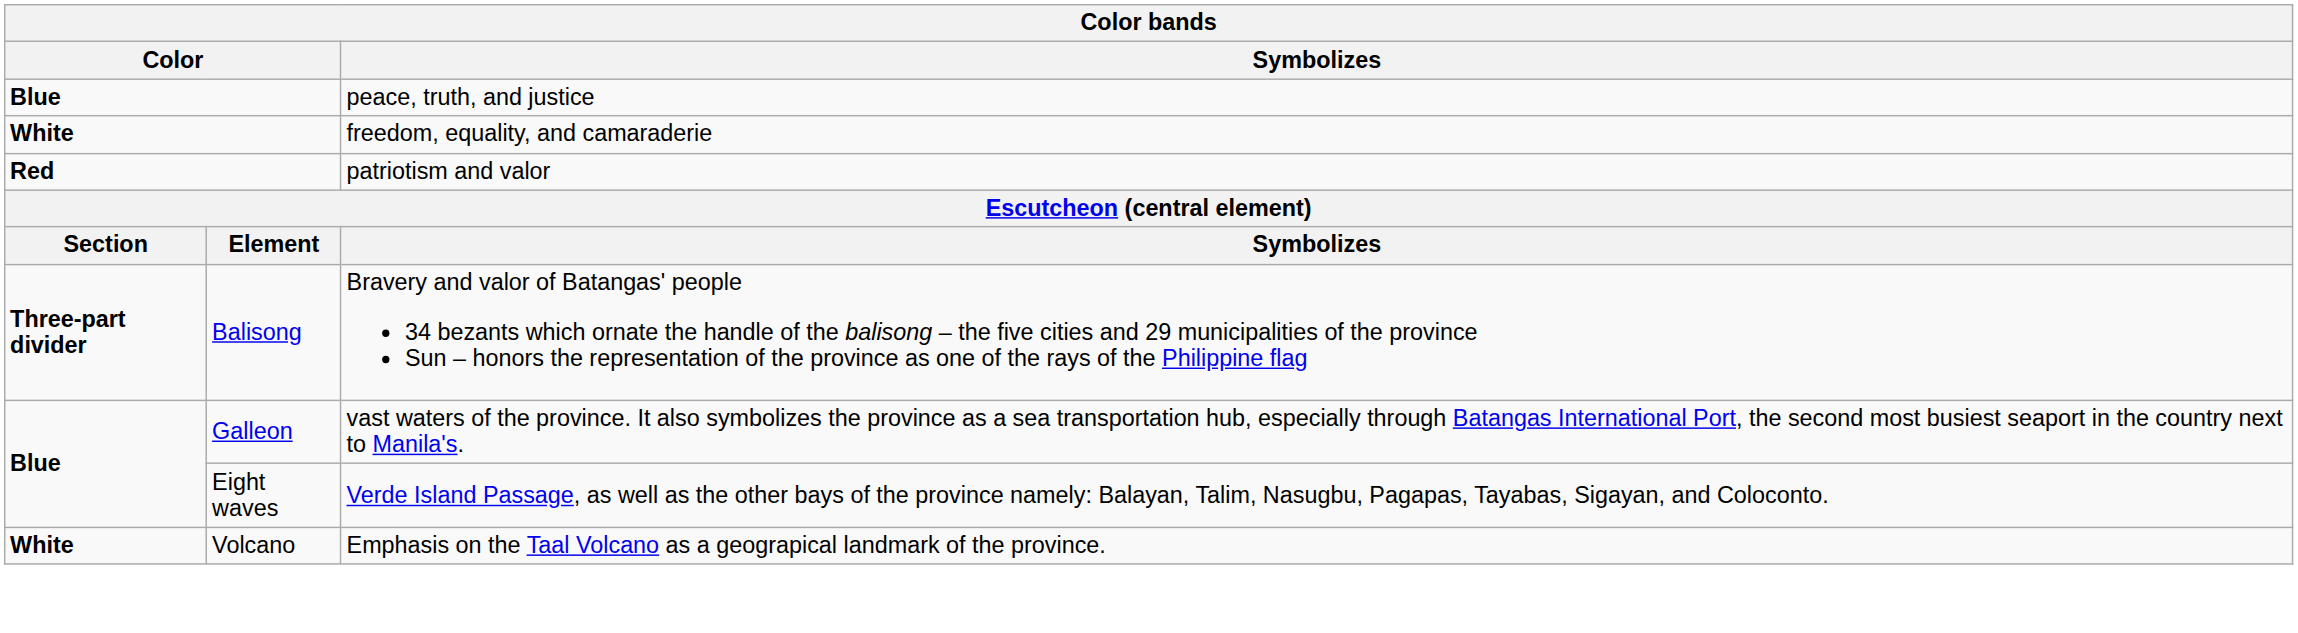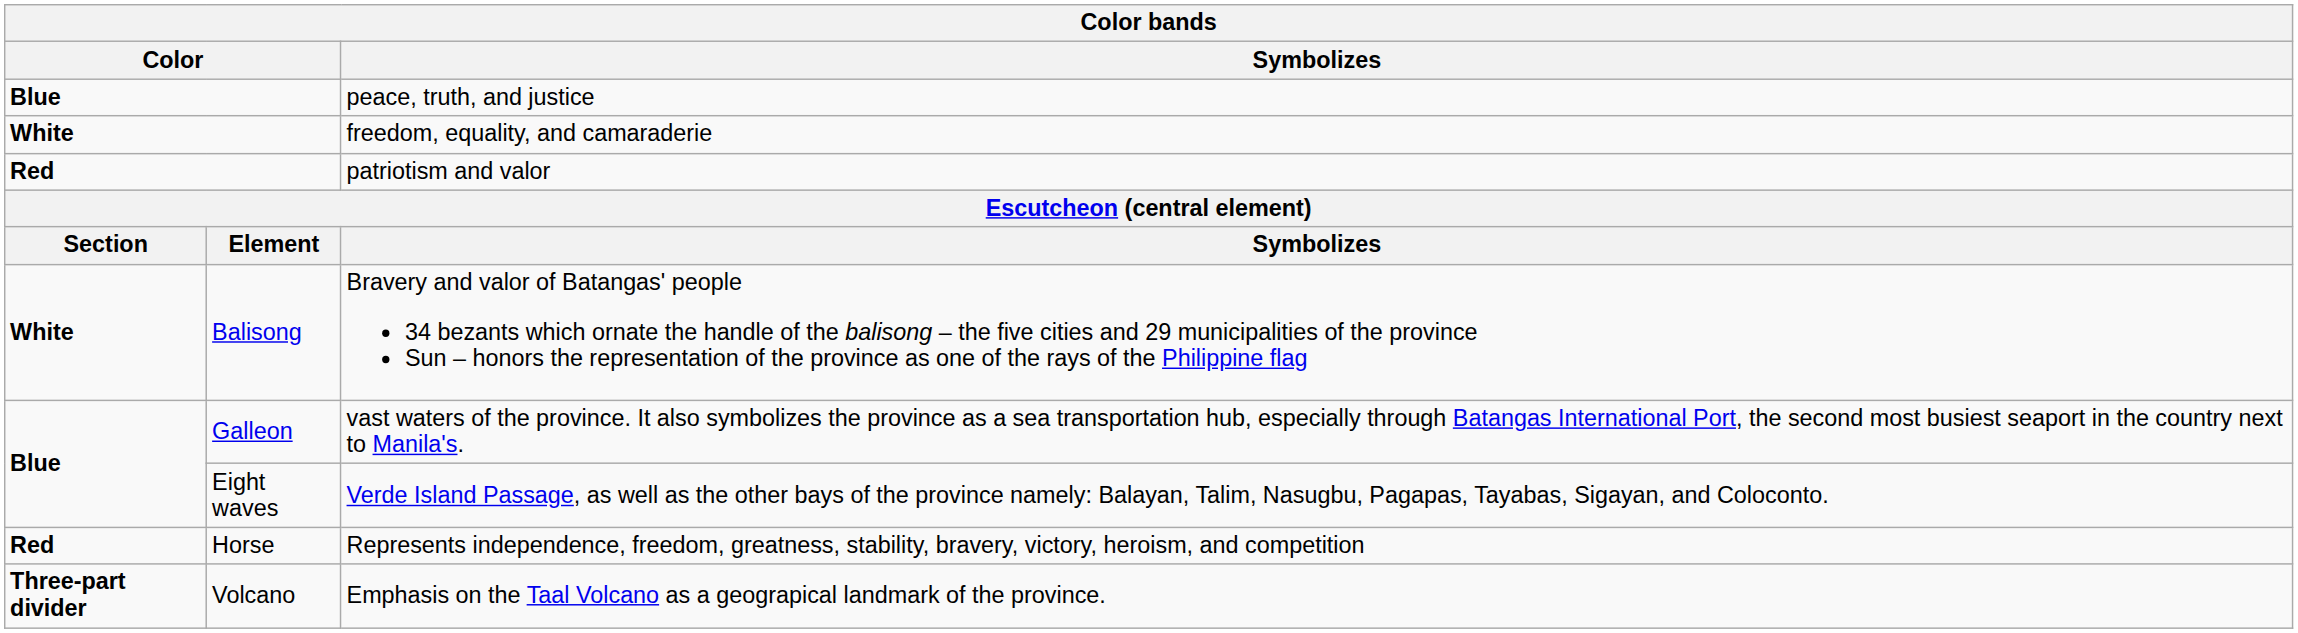(68, 331) Three-part divider -> (42, 331) White
+ row: (243, 545)
(42, 545) White -> (68, 595) Three-part divider
